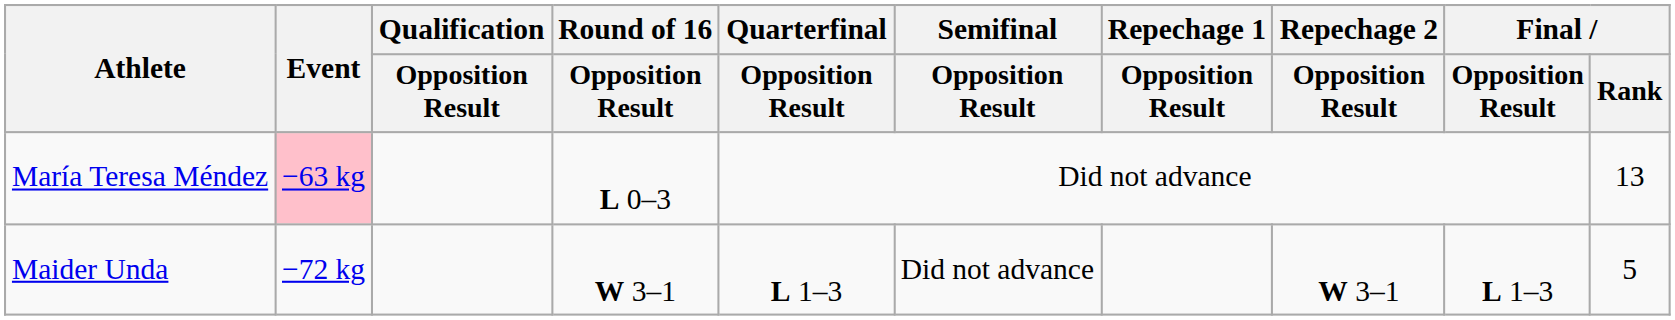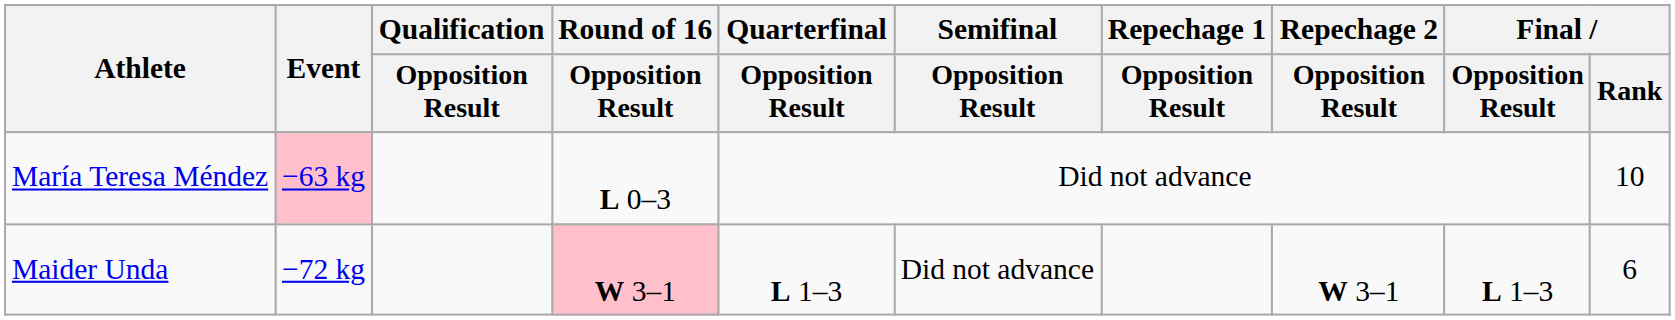(1630, 178) 13 -> (1630, 178) 10
(635, 290) no background -> (635, 290) pink background
(1630, 269) 5 -> (1630, 269) 6
